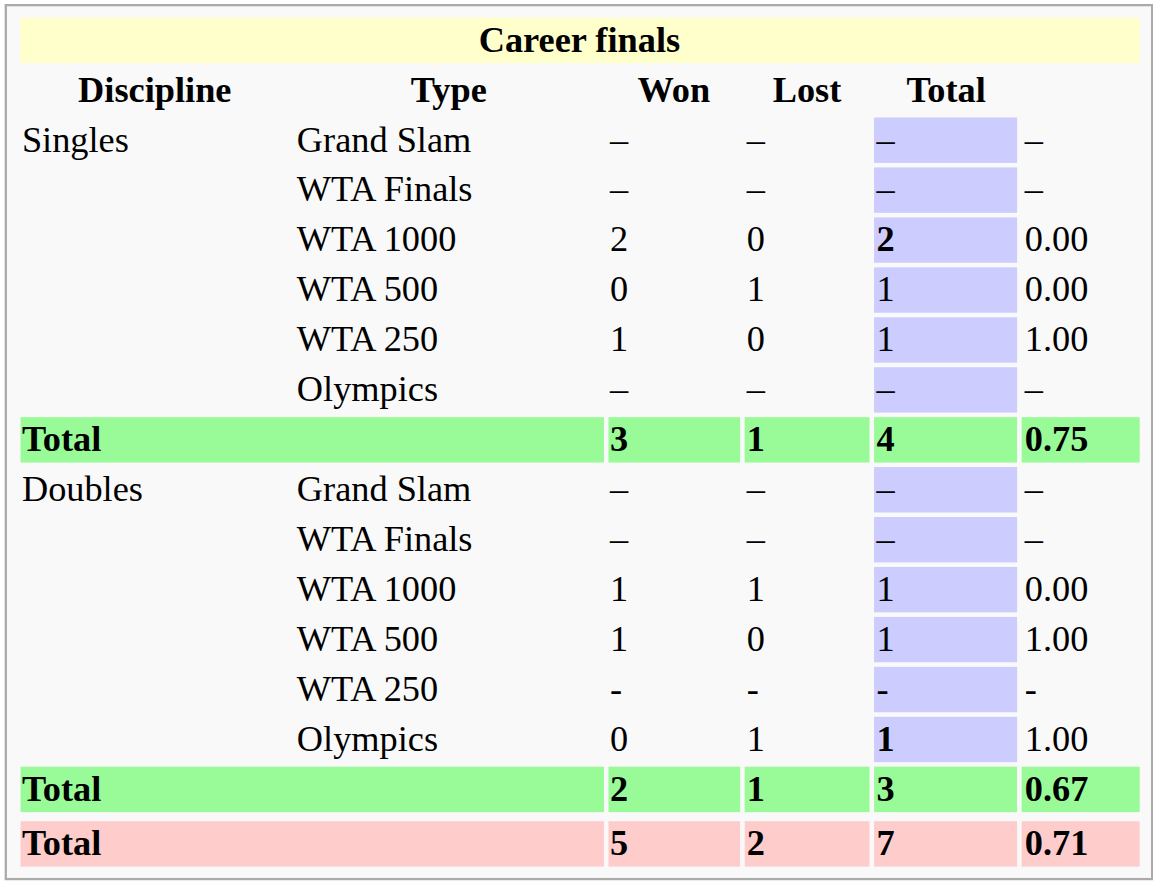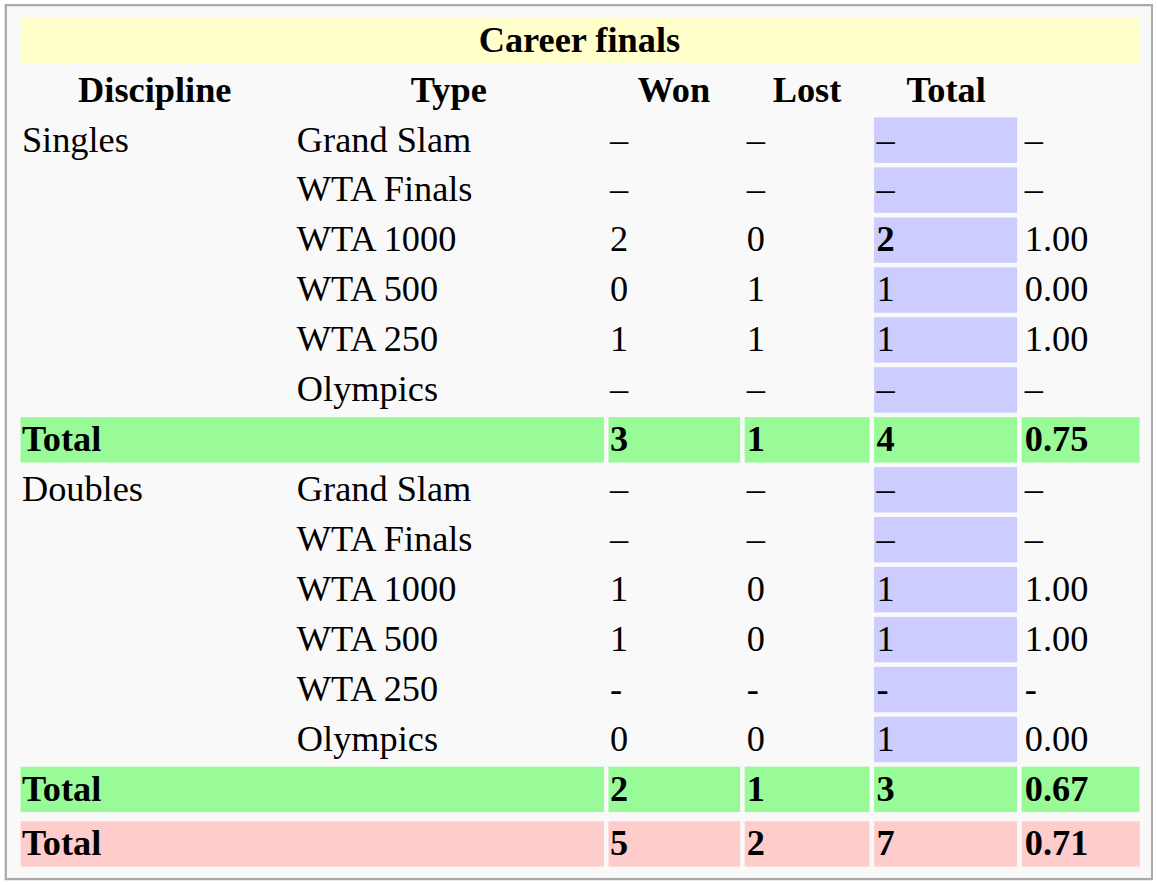(1057, 239) 0.00 -> (1057, 239) 1.00
(756, 339) 0 -> (756, 339) 1
(756, 589) 1 -> (756, 589) 0
(1057, 589) 0.00 -> (1057, 589) 1.00
(756, 739) 1 -> (756, 739) 0
(886, 739) bold -> (886, 739) normal
(1057, 739) 1.00 -> (1057, 739) 0.00
